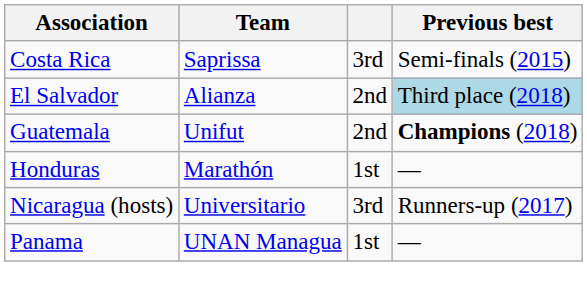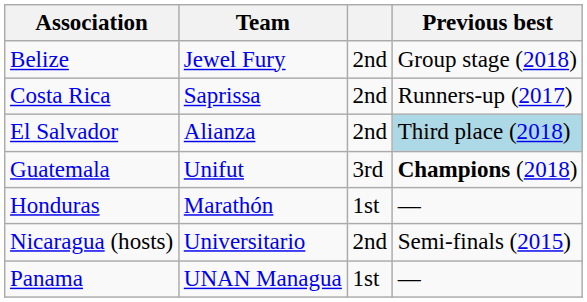+ row: (39, 59)
(368, 59) 3rd -> (370, 95) 2nd
(484, 59) Semi-finals (2015) -> (485, 95) Runners-up (2017)
(370, 132) 2nd -> (368, 168) 3rd
(368, 205) 3rd -> (370, 242) 2nd
(485, 205) Runners-up (2017) -> (484, 242) Semi-finals (2015)
